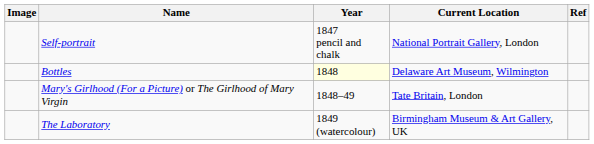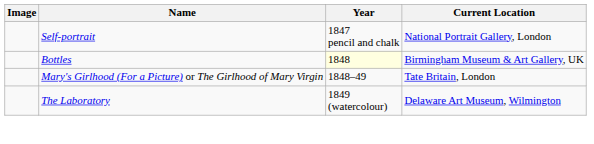- column: (578, 13)
(470, 72) Delaware Art Museum, Wilmington -> (494, 59) Birmingham Museum & Art Gallery, UK
(472, 124) Birmingham Museum & Art Gallery, UK -> (483, 100) Delaware Art Museum, Wilmington
